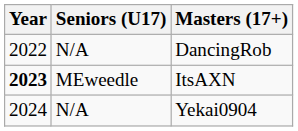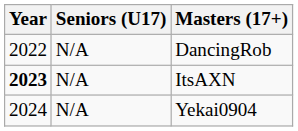(97, 79) MEweedle -> (72, 79) N/A
